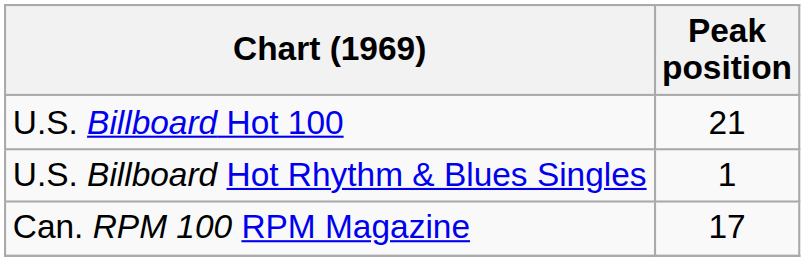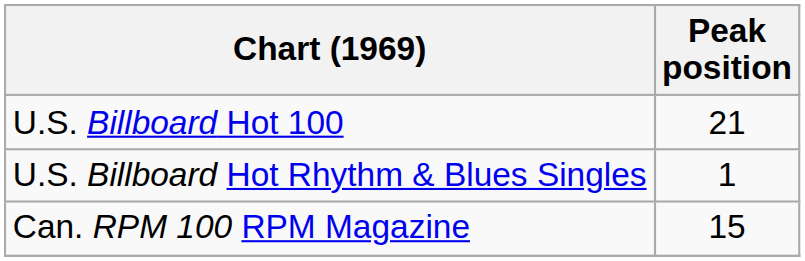(727, 227) 17 -> (727, 227) 15
